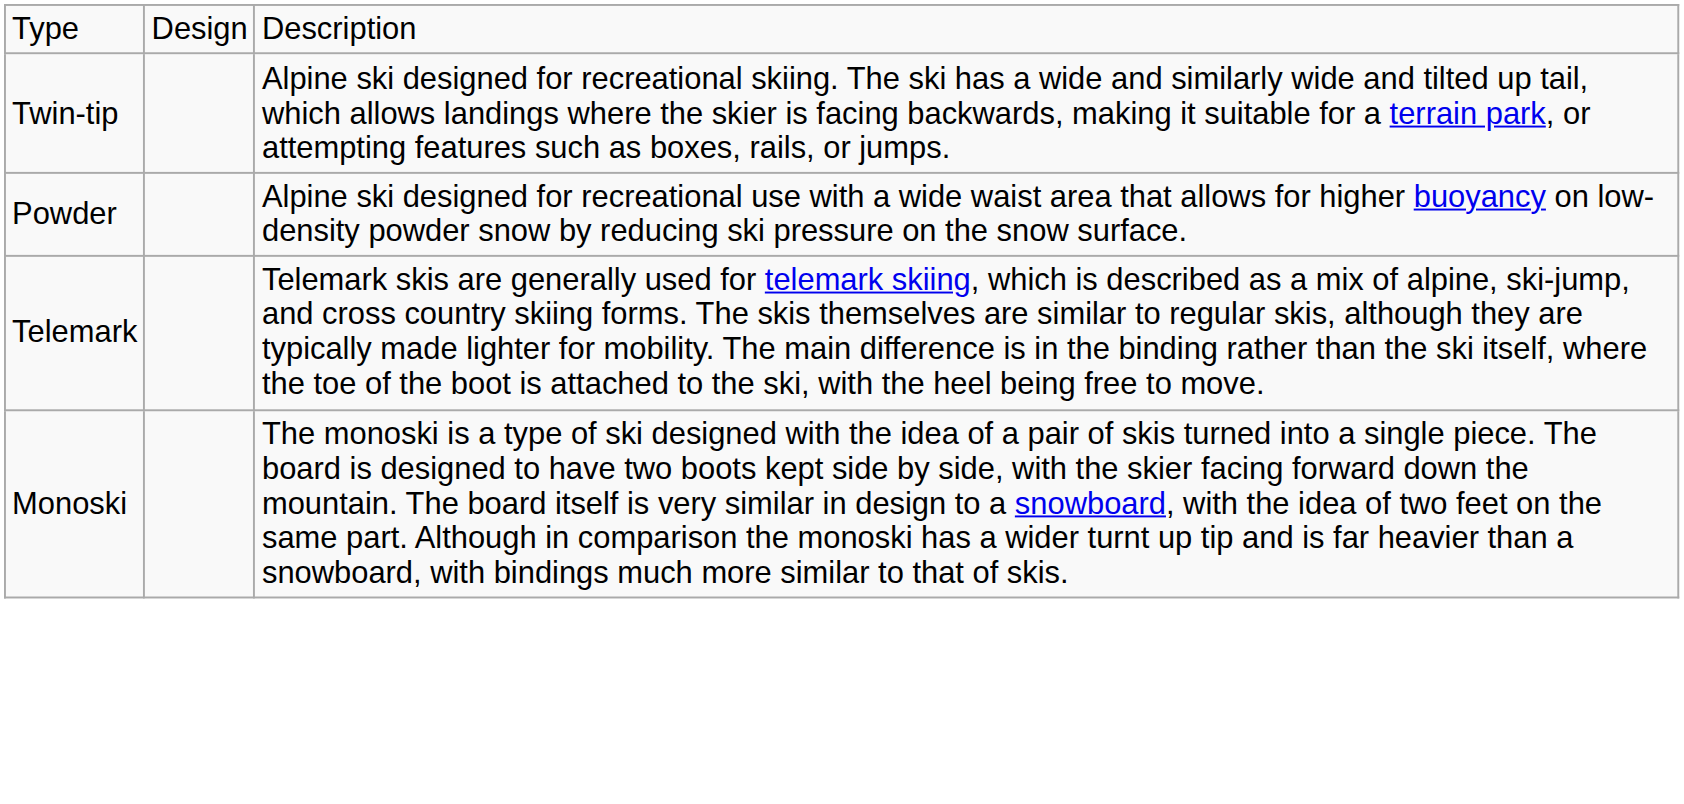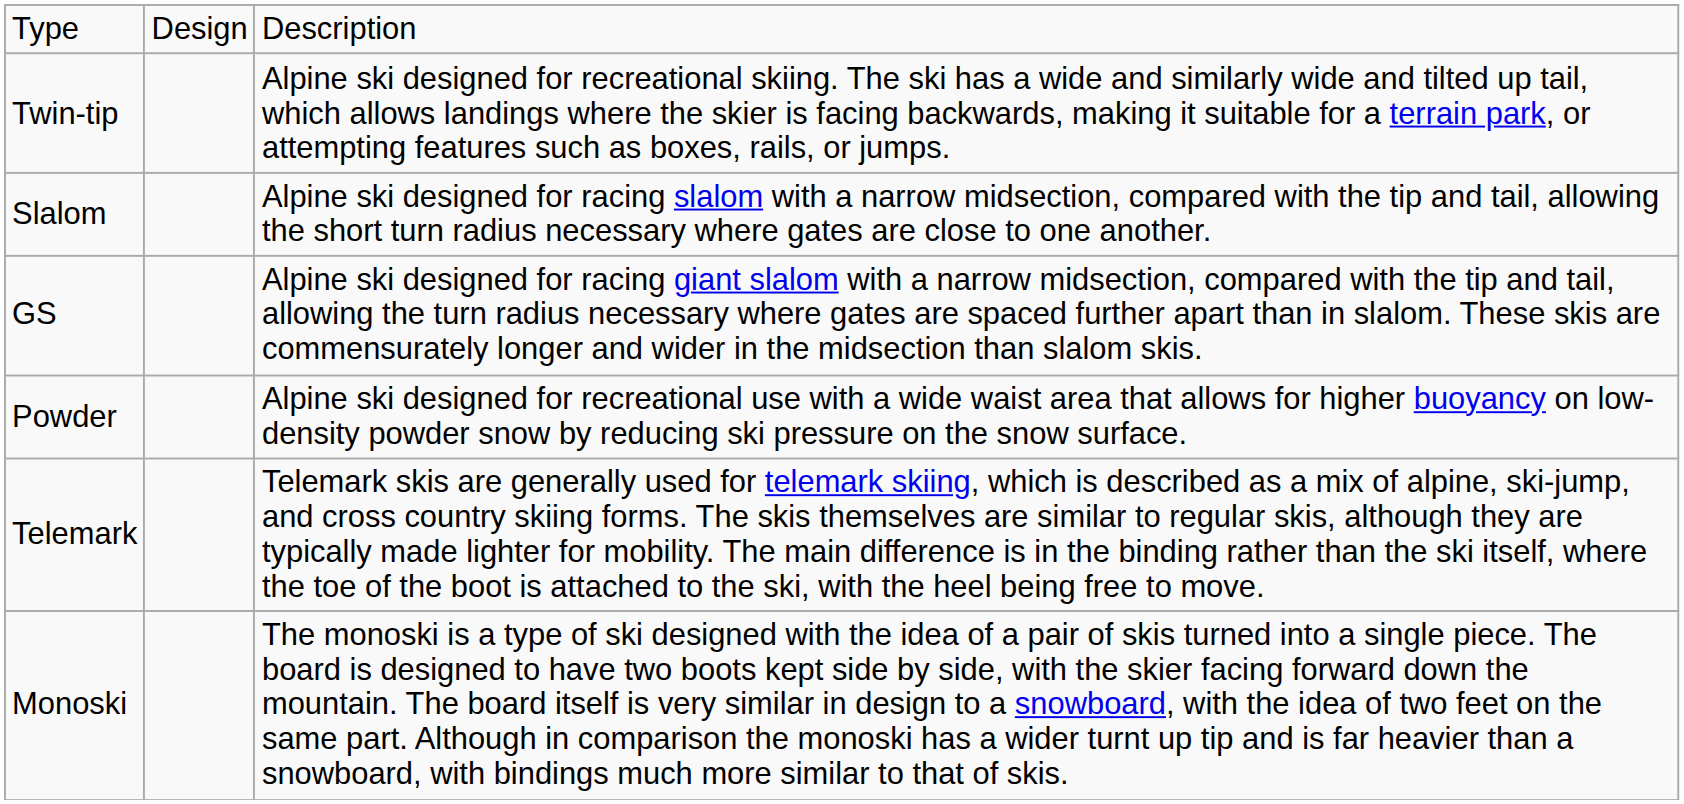+ row: (59, 213)
+ row: (34, 314)
